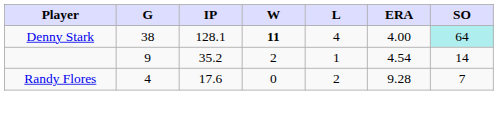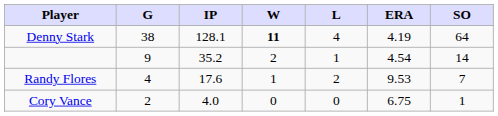(399, 36) 4.00 -> (399, 36) 4.19
(462, 36) paleturquoise background -> (462, 36) no background
(273, 79) 0 -> (273, 79) 1
(399, 79) 9.28 -> (399, 79) 9.53
+ row: (60, 100)
